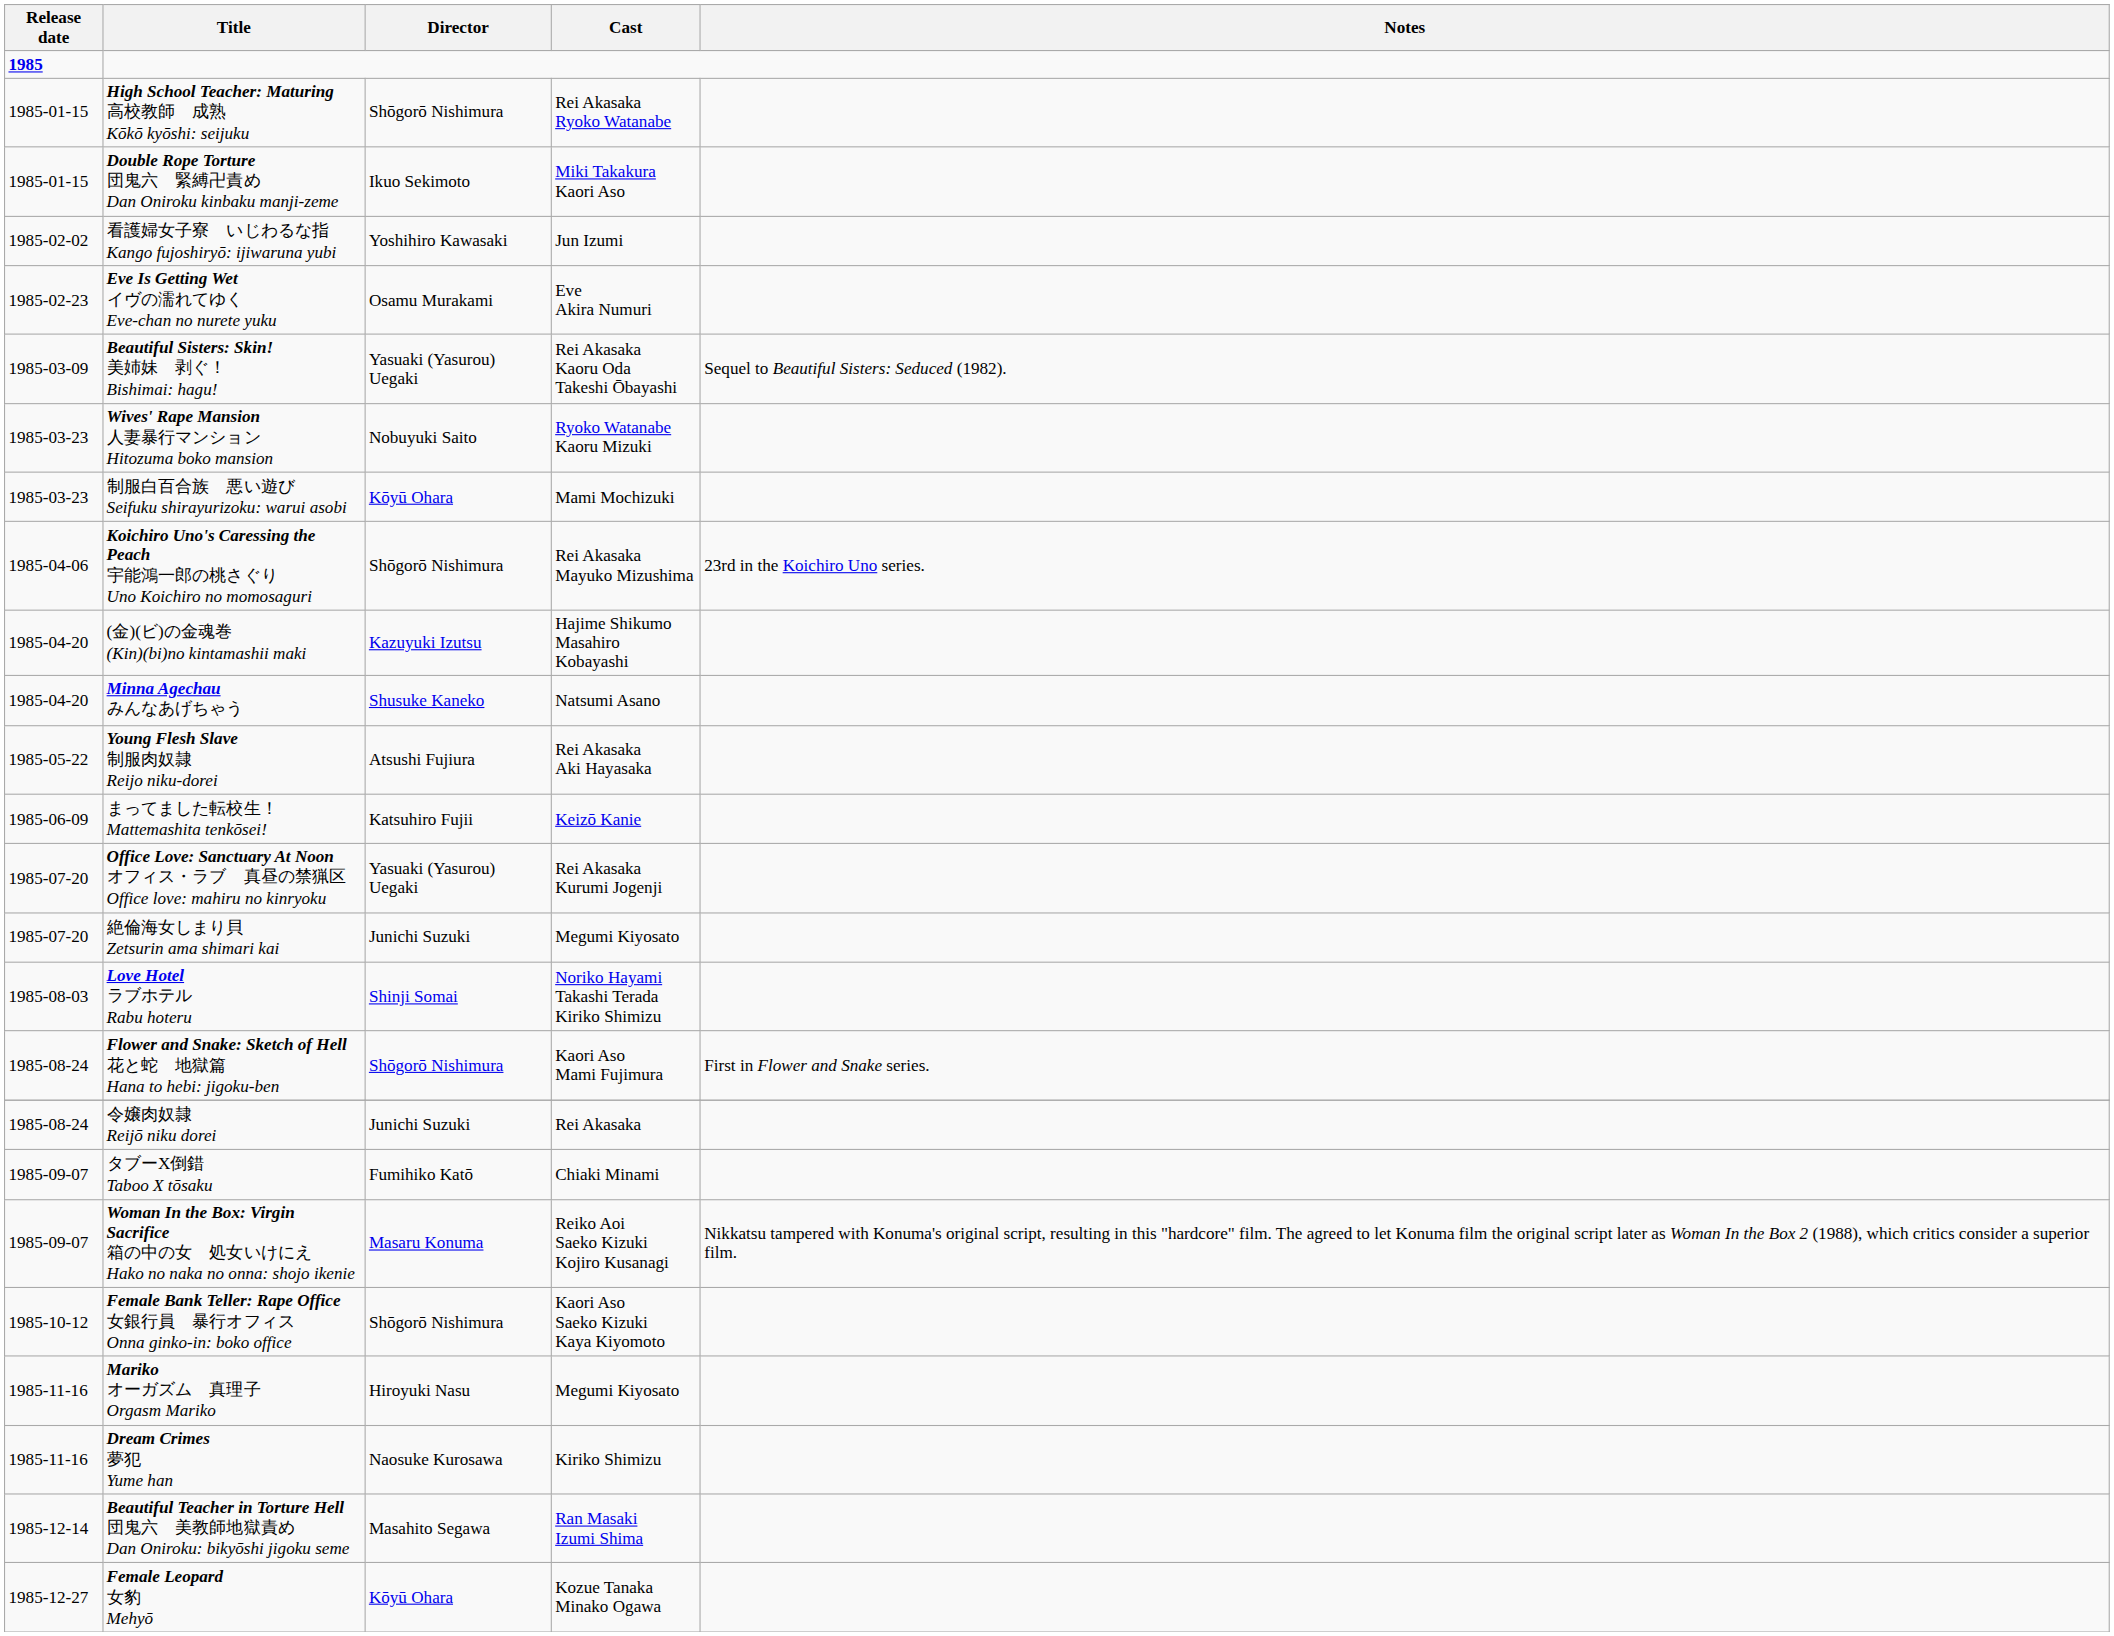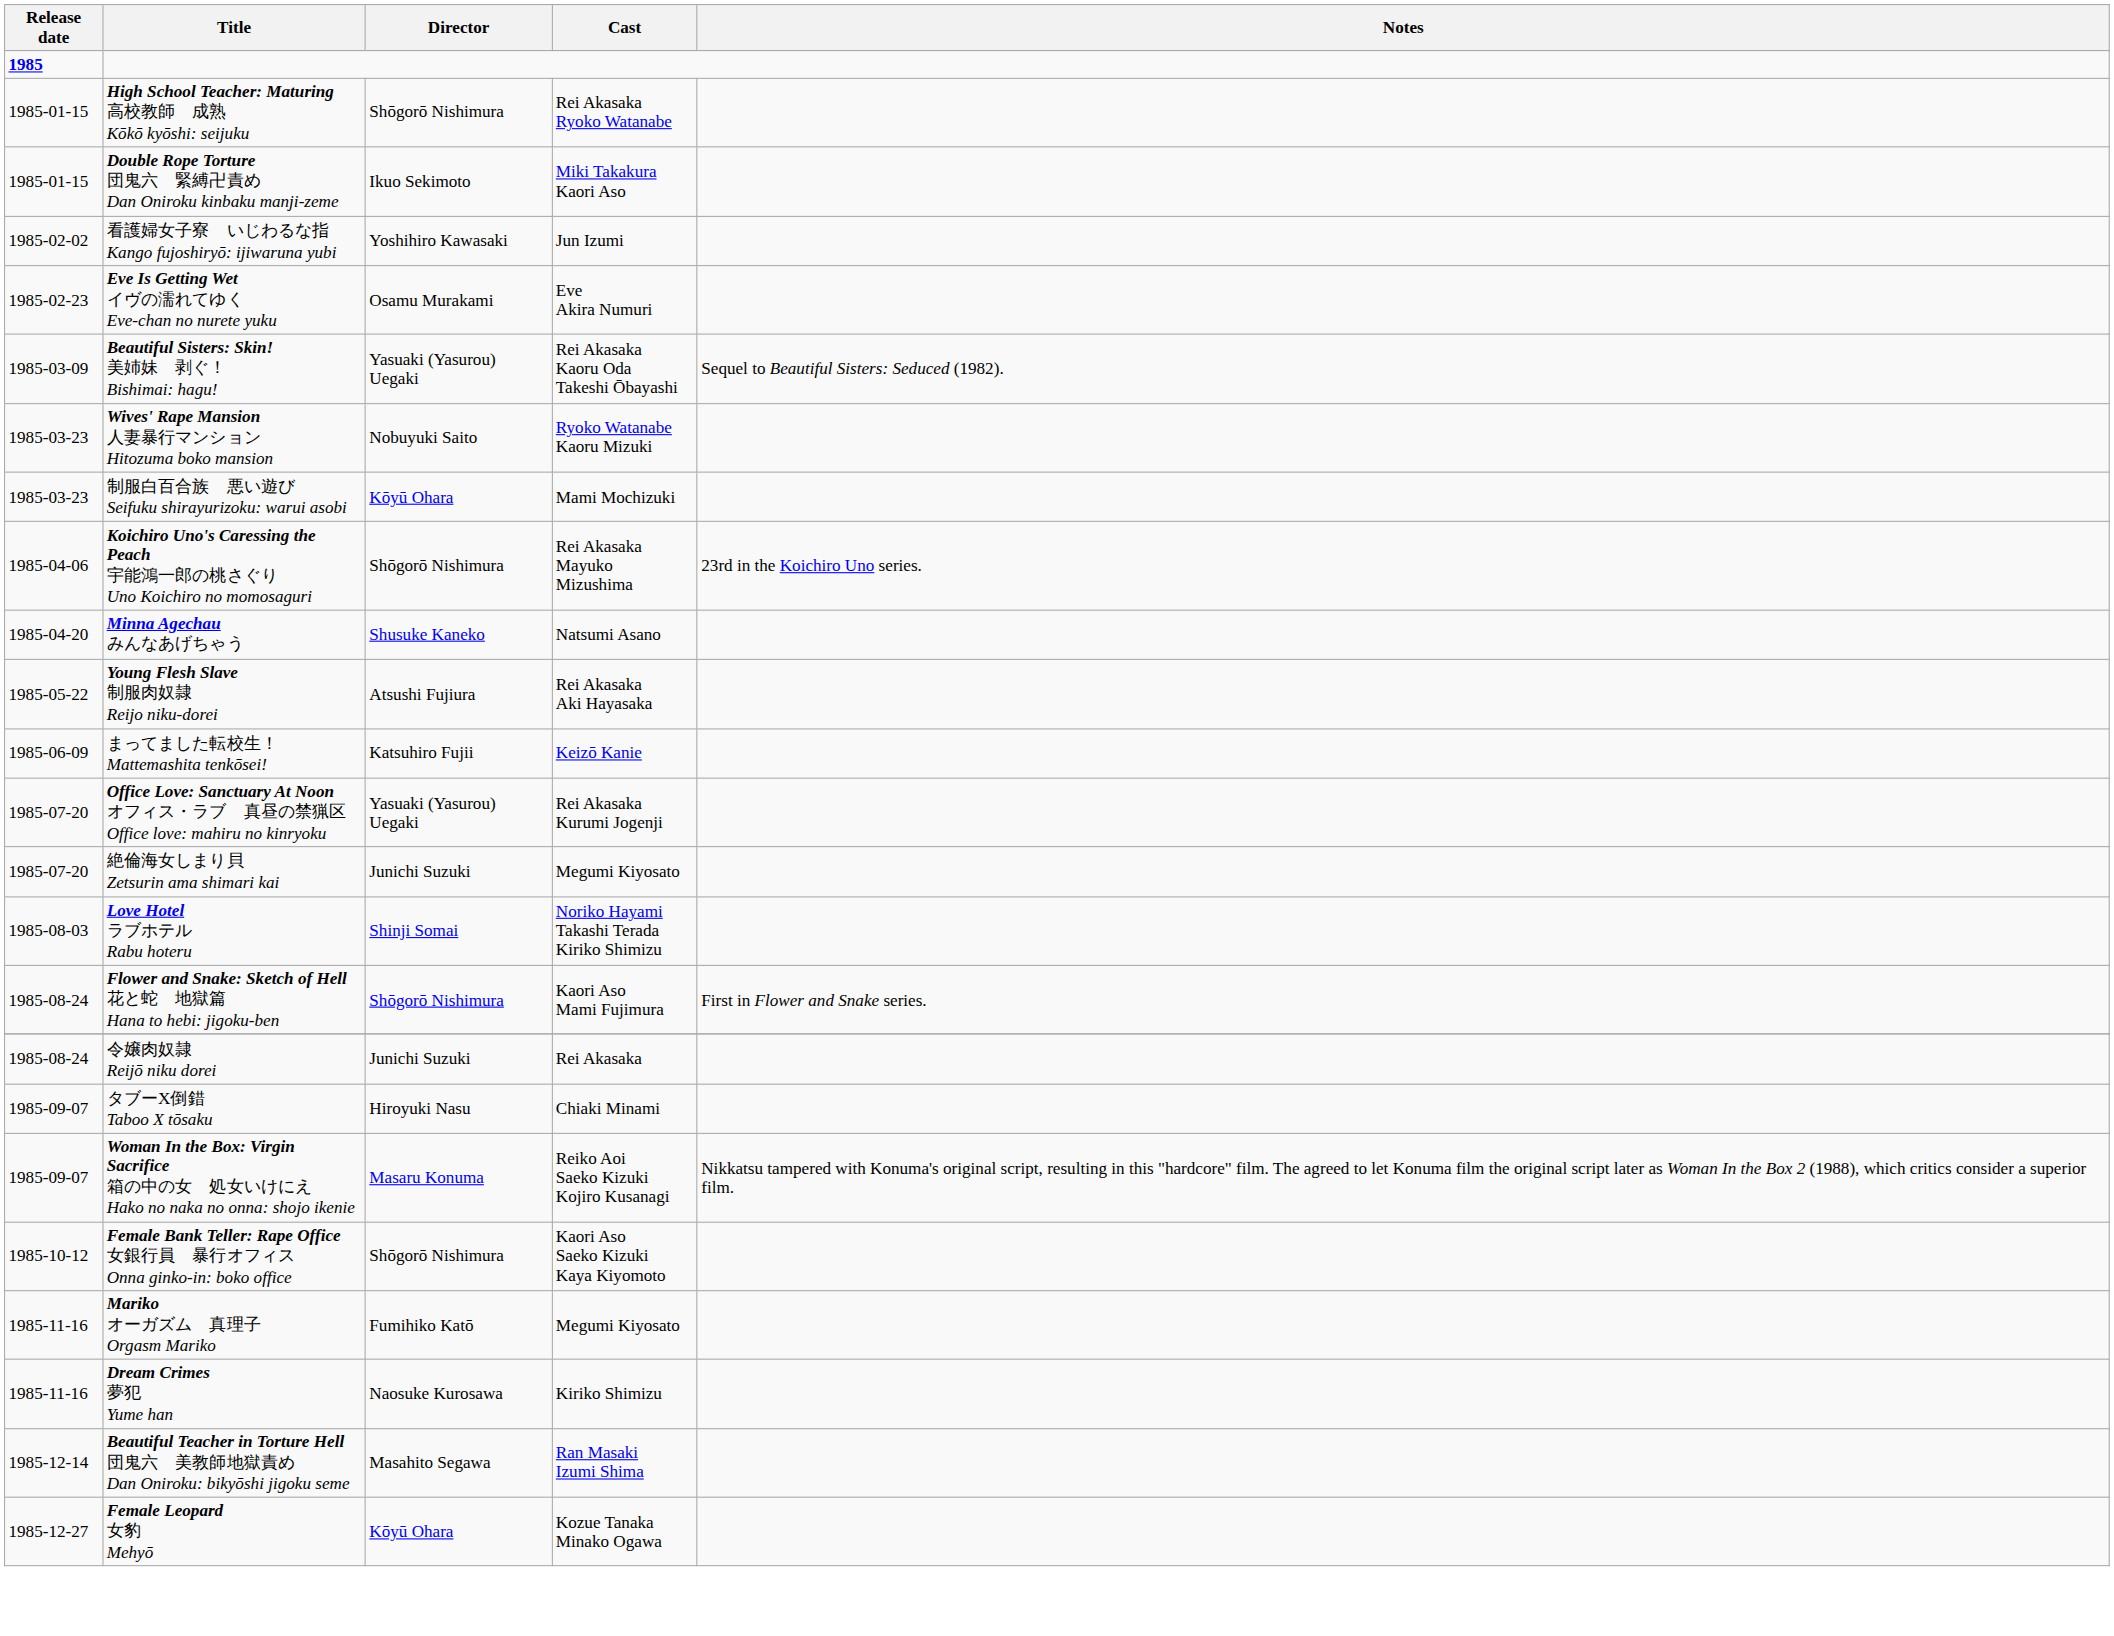- row: (206, 643)
(421, 1174) Fumihiko Katō -> (420, 1108) Hiroyuki Nasu
(420, 1390) Hiroyuki Nasu -> (421, 1324) Fumihiko Katō
